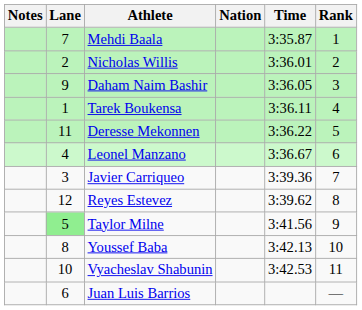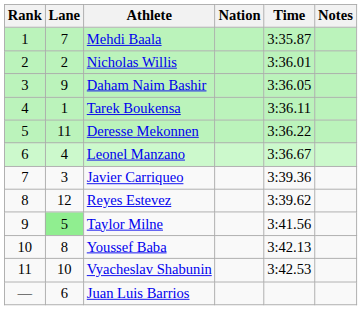columns swapped: (336, 16) <-> (25, 16)
